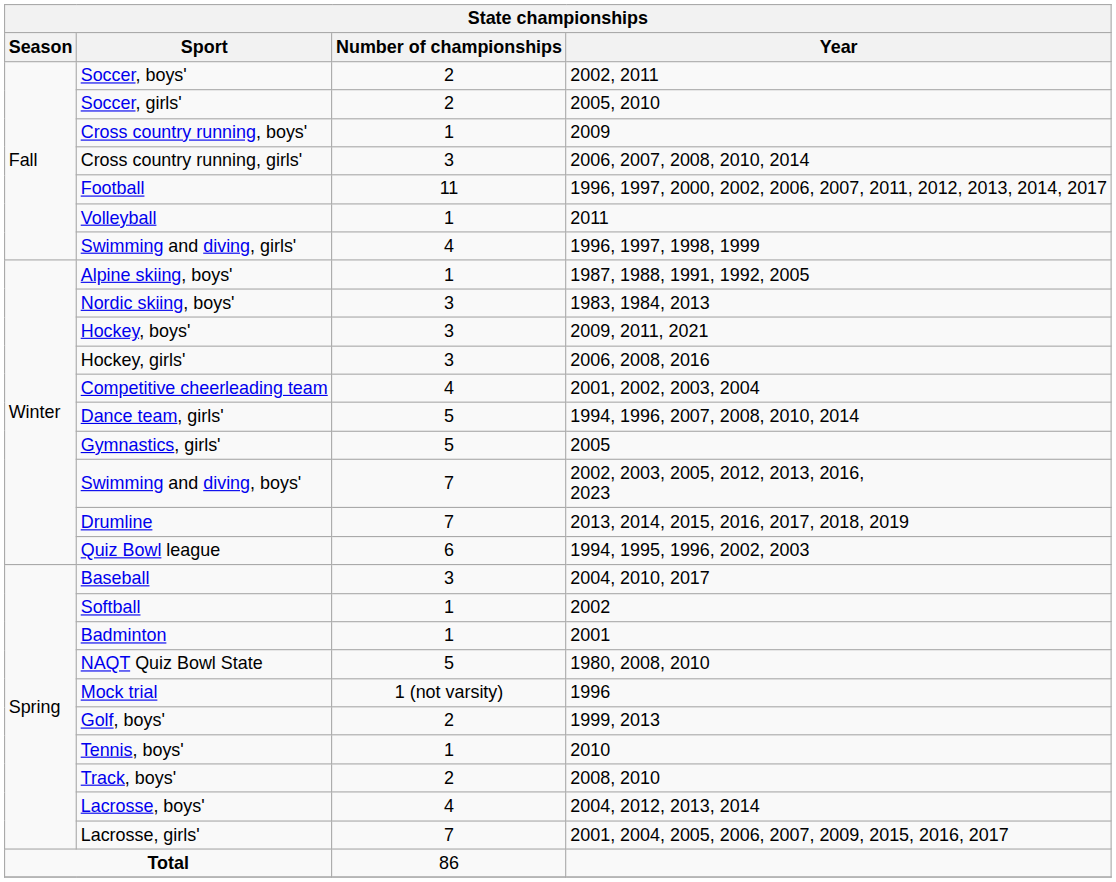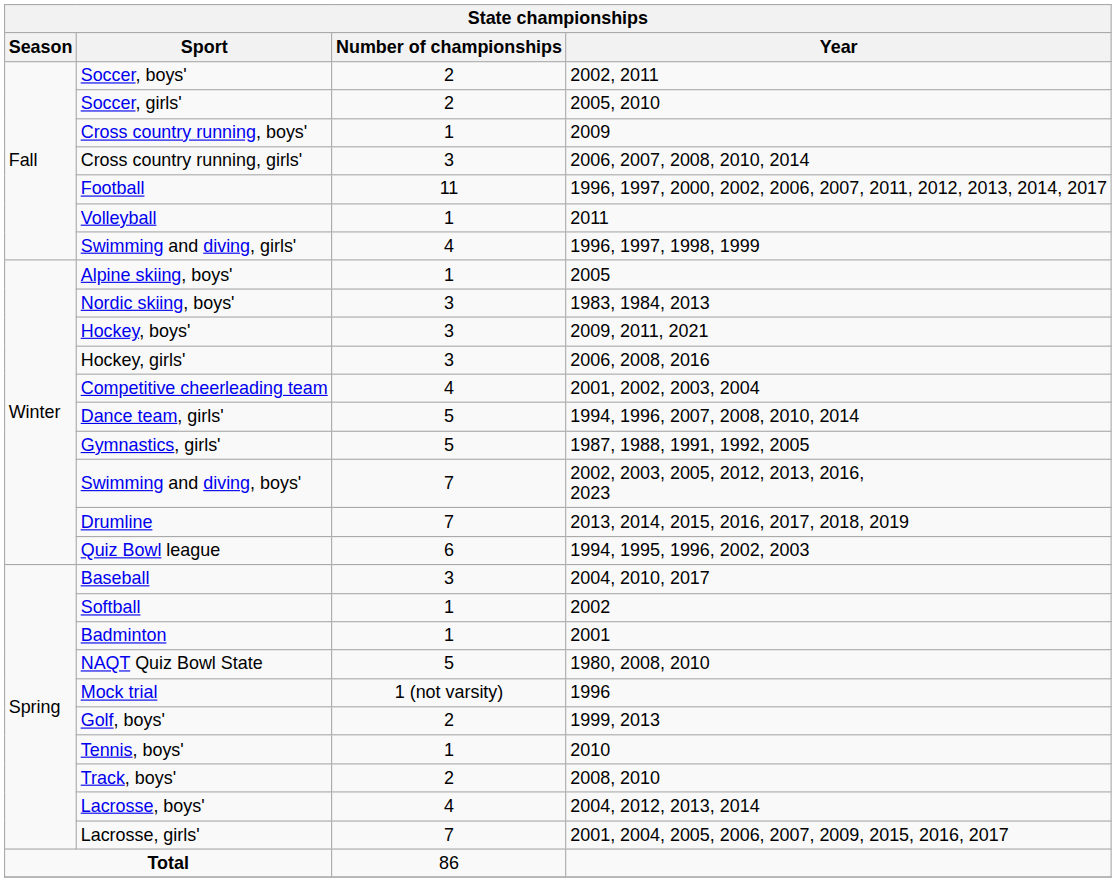(690, 274) 1987, 1988, 1991, 1992, 2005 -> (590, 274) 2005
(590, 445) 2005 -> (690, 445) 1987, 1988, 1991, 1992, 2005
